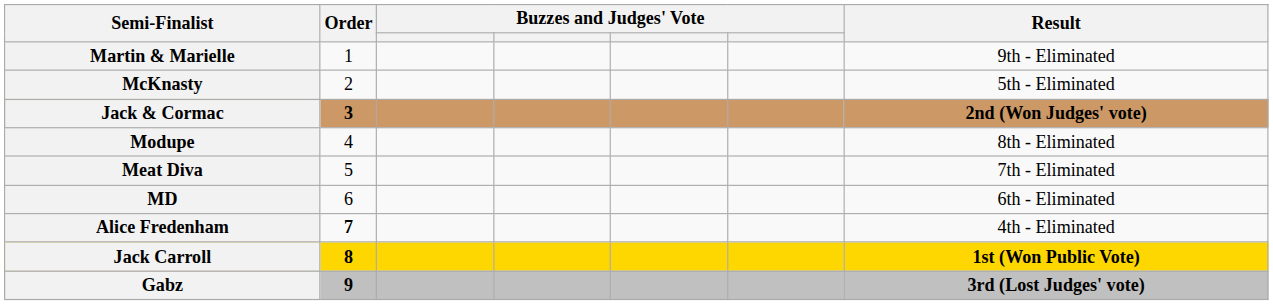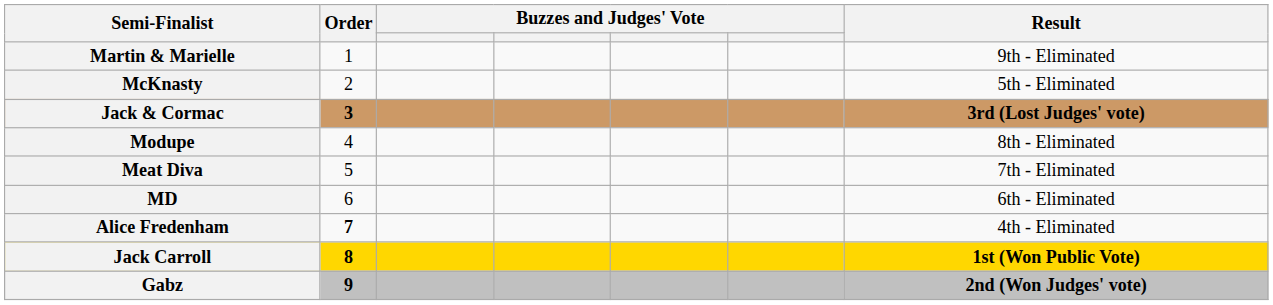(1056, 113) 2nd (Won Judges' vote) -> (1056, 113) 3rd (Lost Judges' vote)
(1056, 285) 3rd (Lost Judges' vote) -> (1056, 285) 2nd (Won Judges' vote)
